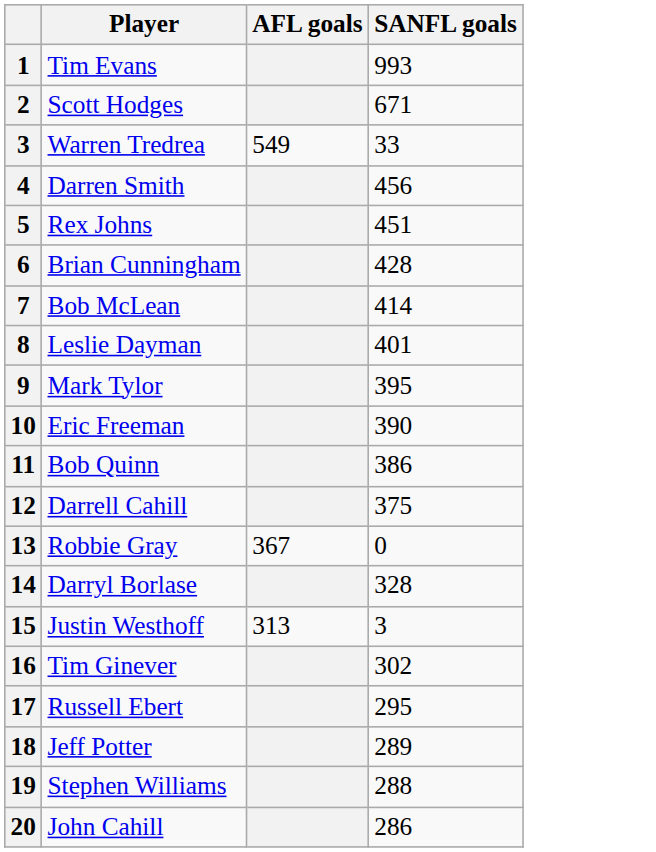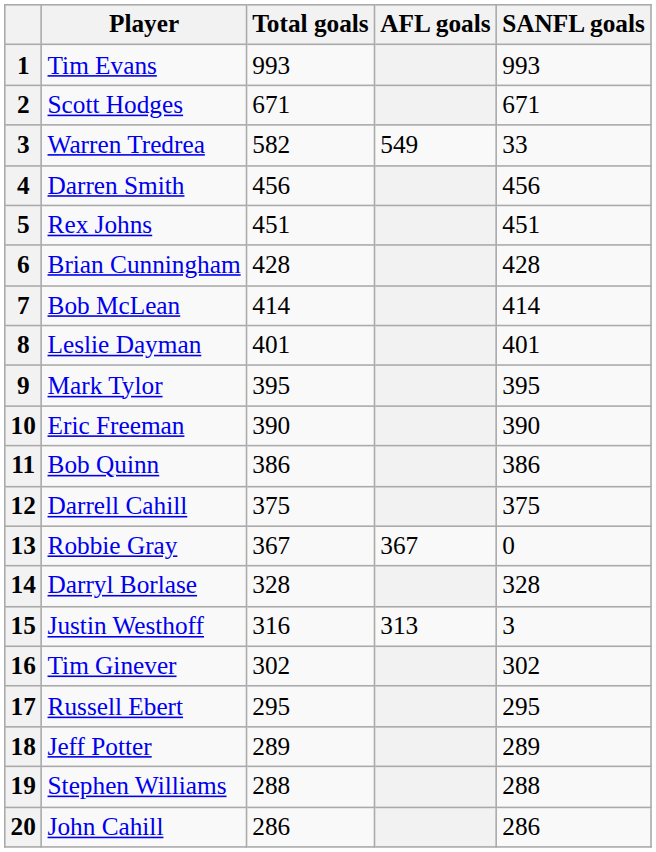+ column: (310, 24)
